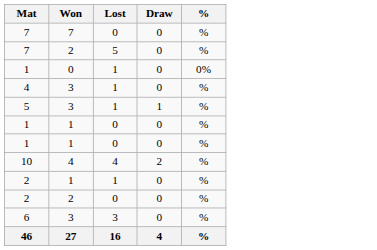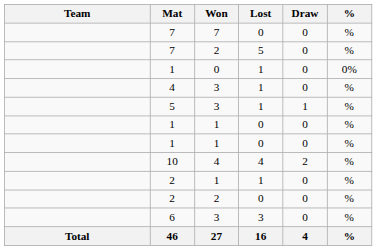+ column: (77, 14)
